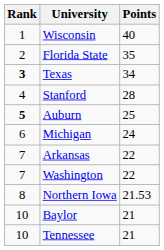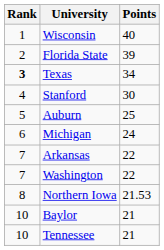(129, 54) 35 -> (129, 54) 39
(129, 94) 28 -> (129, 94) 30
(22, 114) bold -> (22, 114) normal
